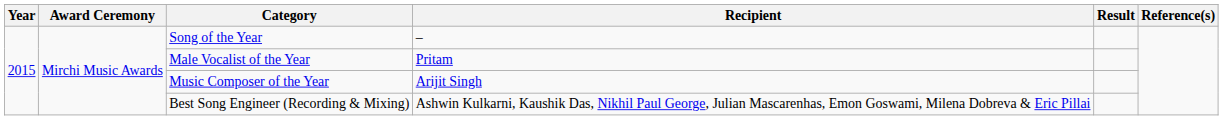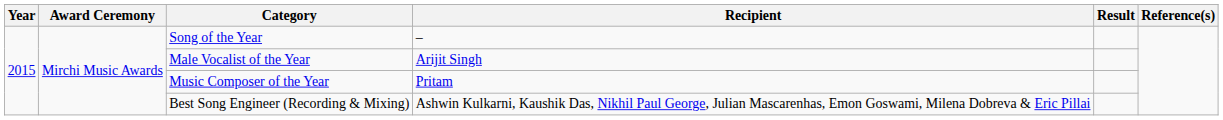(434, 59) Pritam -> (449, 59) Arijit Singh
(449, 81) Arijit Singh -> (434, 81) Pritam
